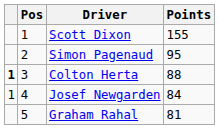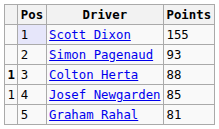(25, 35) no background -> (25, 35) lavender background
(174, 55) 95 -> (174, 55) 93
(174, 95) 84 -> (174, 95) 85
